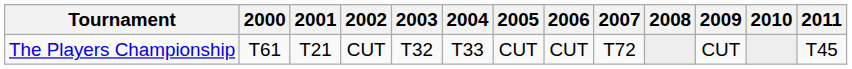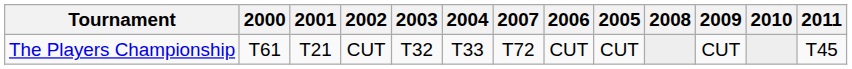columns swapped: (518, 20) <-> (619, 20)
